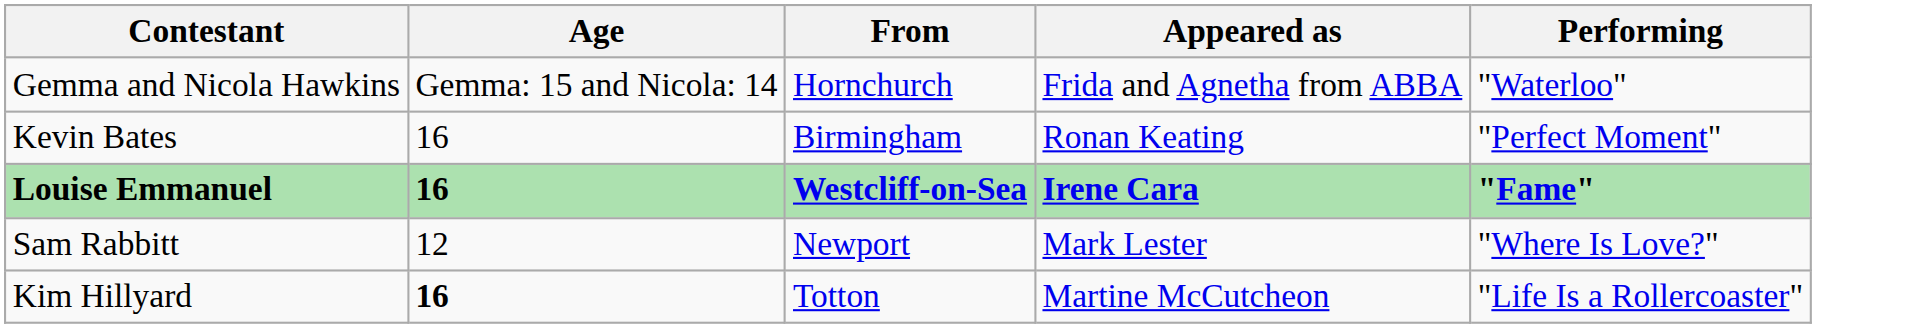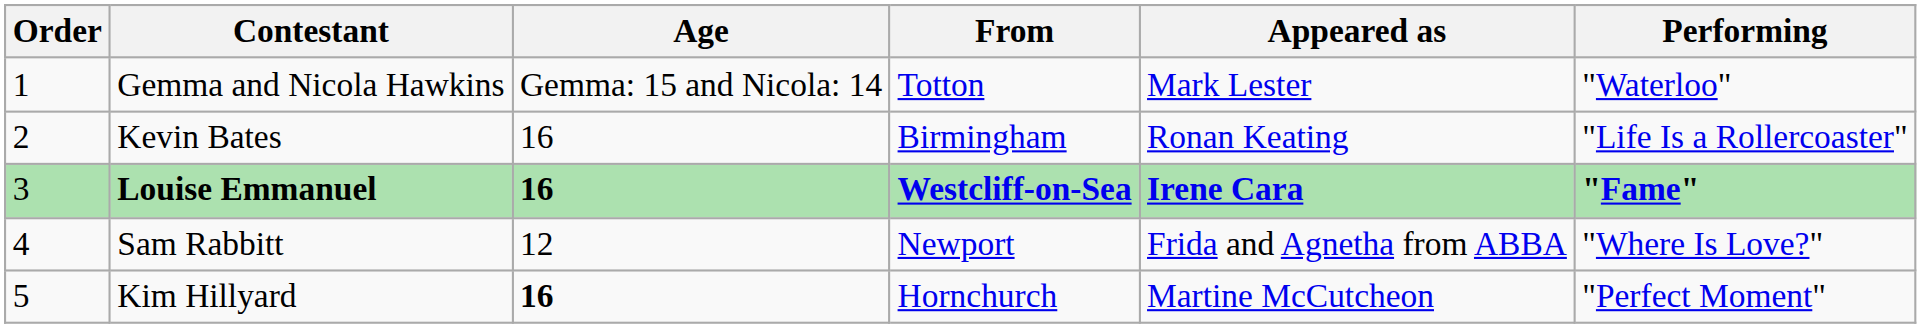+ column: (57, 31)
(873, 84) Hornchurch -> (941, 84) Totton
(1252, 84) Frida and Agnetha from ABBA -> (1229, 84) Mark Lester
(1600, 137) "Perfect Moment" -> (1745, 137) "Life Is a Rollercoaster"
(1125, 243) Mark Lester -> (1357, 243) Frida and Agnetha from ABBA
(836, 296) Totton -> (977, 296) Hornchurch
(1640, 296) "Life Is a Rollercoaster" -> (1704, 296) "Perfect Moment"
